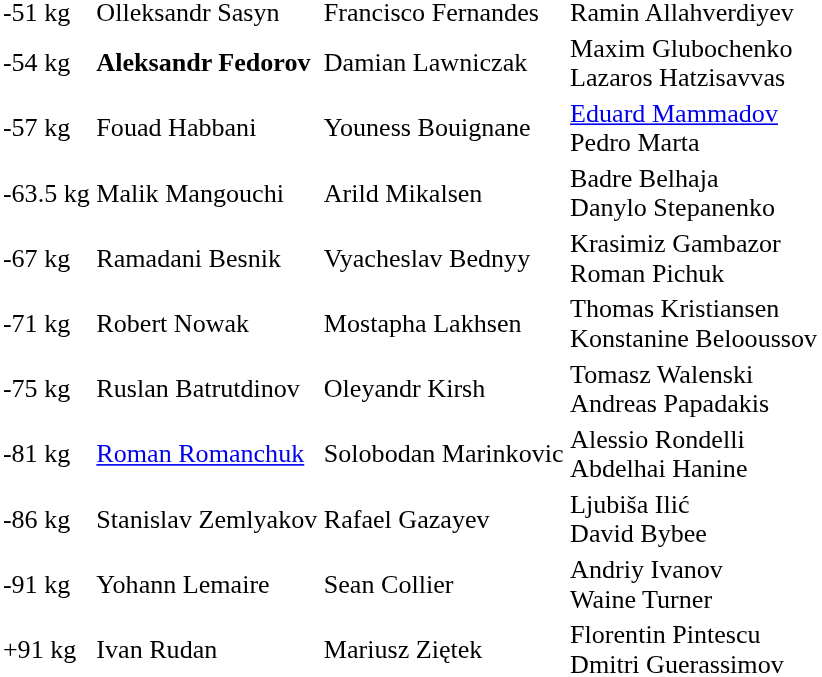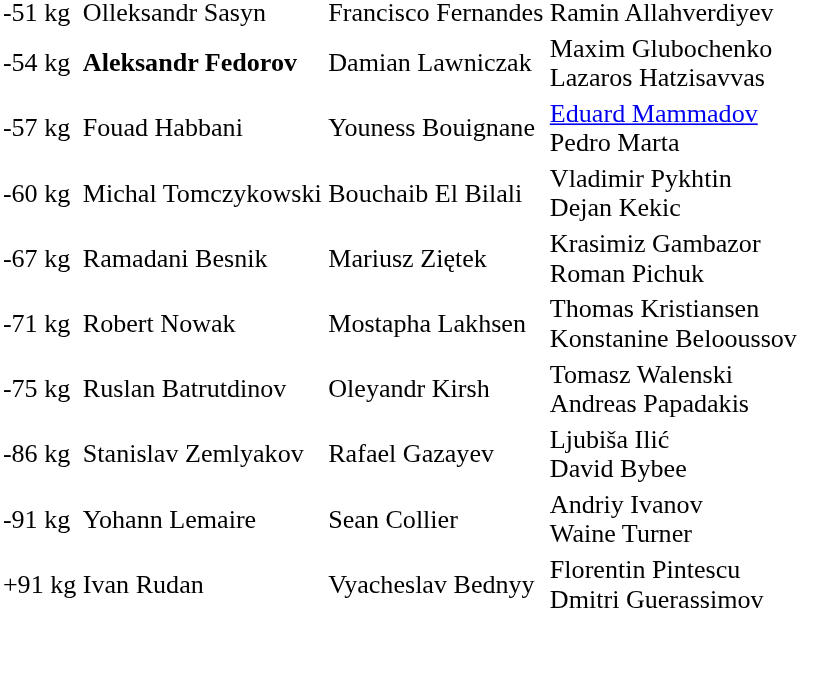+ row: (37, 193)
- row: (46, 193)
(427, 258) Vyacheslav Bednyy -> (408, 258) Mariusz Ziętek
- row: (37, 453)
(403, 649) Mariusz Ziętek -> (431, 584) Vyacheslav Bednyy
